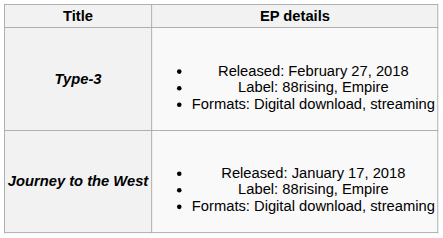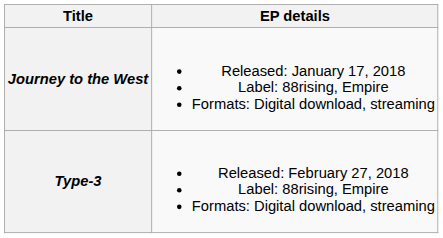rows swapped: (78, 181) <-> (78, 79)
